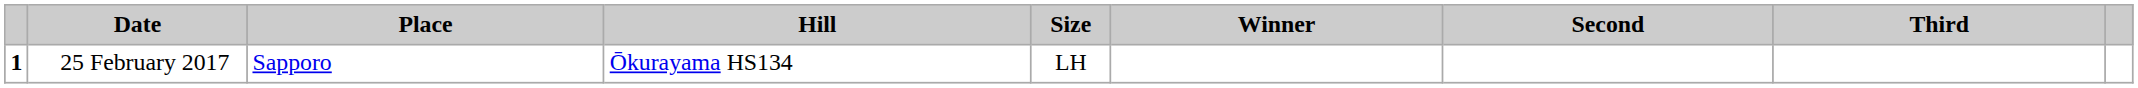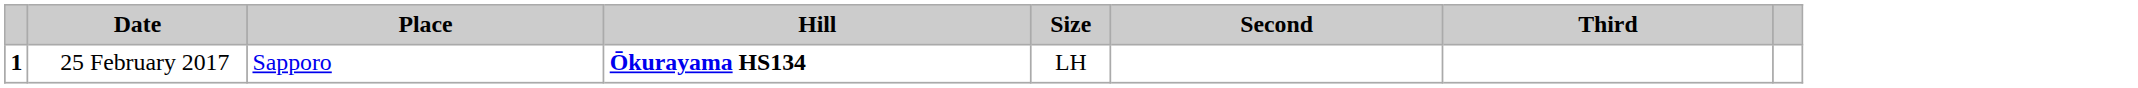- column: (1277, 23)
(701, 62) normal -> (708, 62) bold
